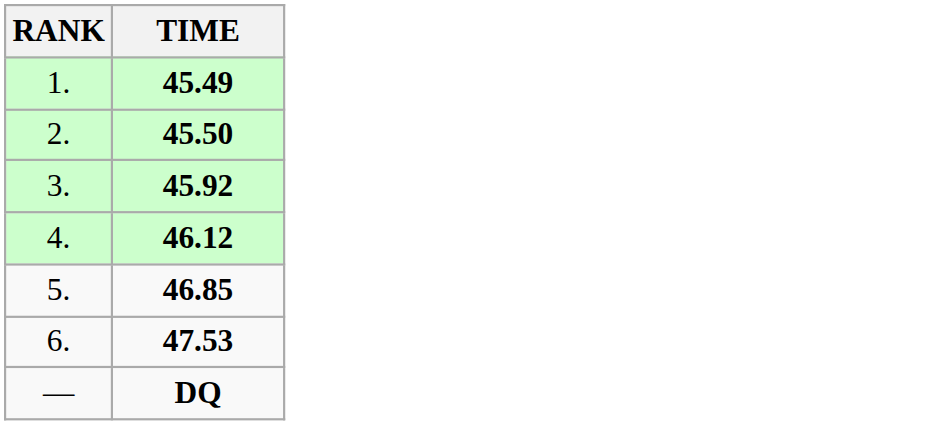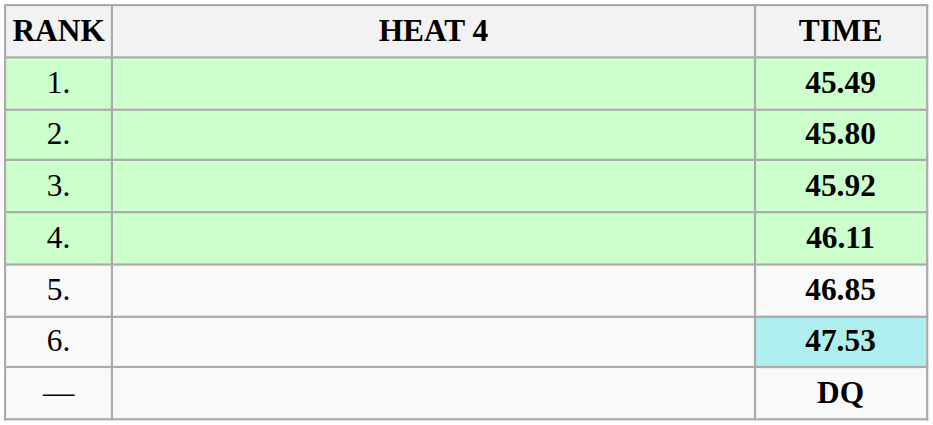+ column: (433, 30)
(198, 134) 45.50 -> (841, 134) 45.80
(198, 237) 46.12 -> (841, 237) 46.11
(198, 341) no background -> (841, 341) paleturquoise background
